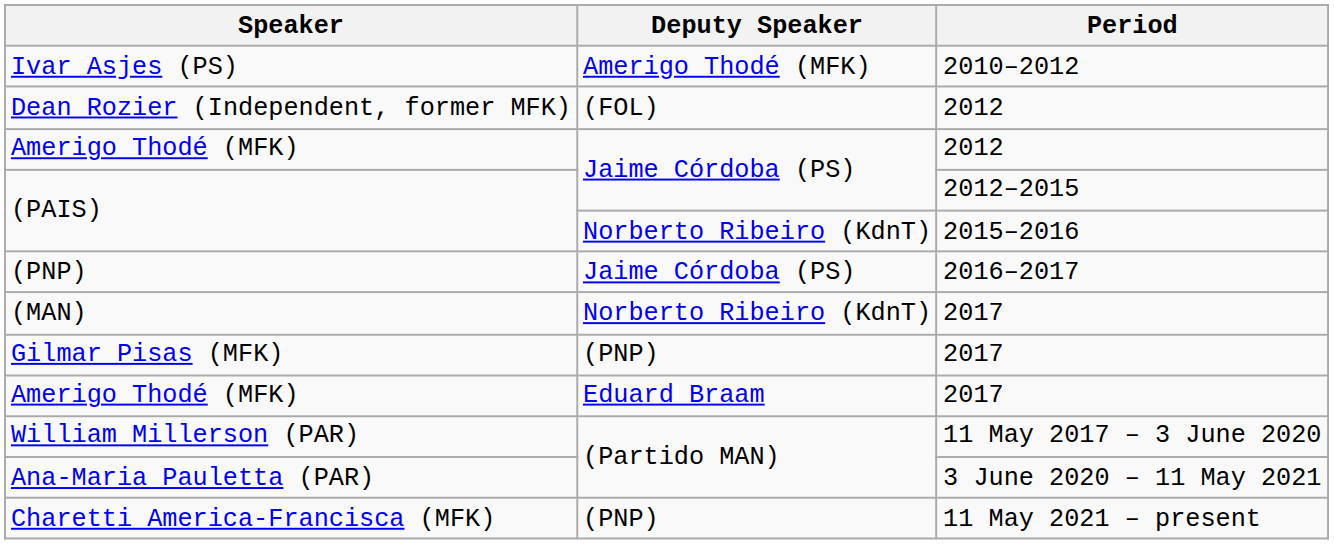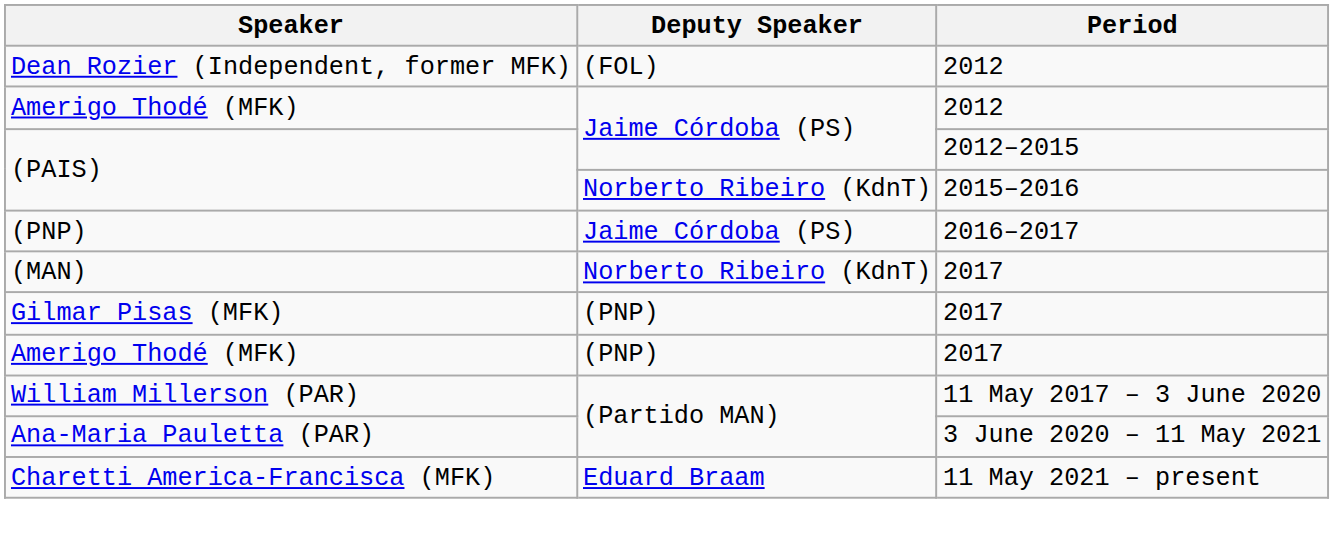- row: (124, 67)
(674, 395) Eduard Braam -> (621, 354) (PNP)
(621, 519) (PNP) -> (674, 478) Eduard Braam
